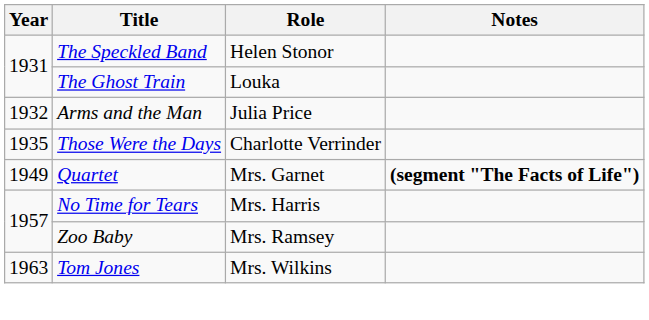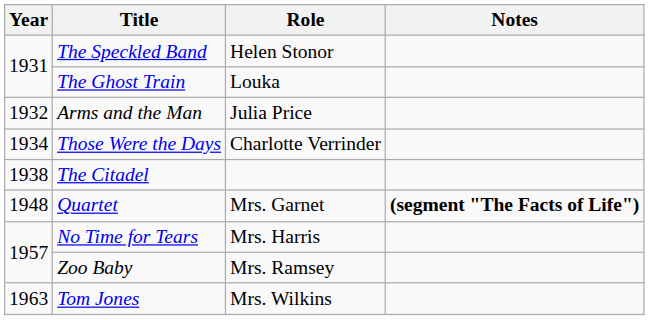(29, 143) 1935 -> (29, 143) 1934
+ row: (103, 174)
(29, 174) 1949 -> (29, 205) 1948
